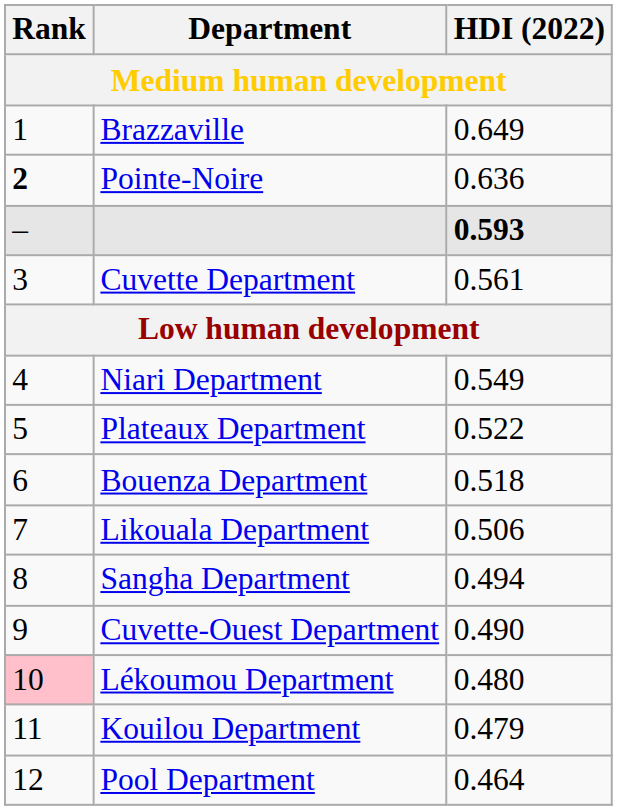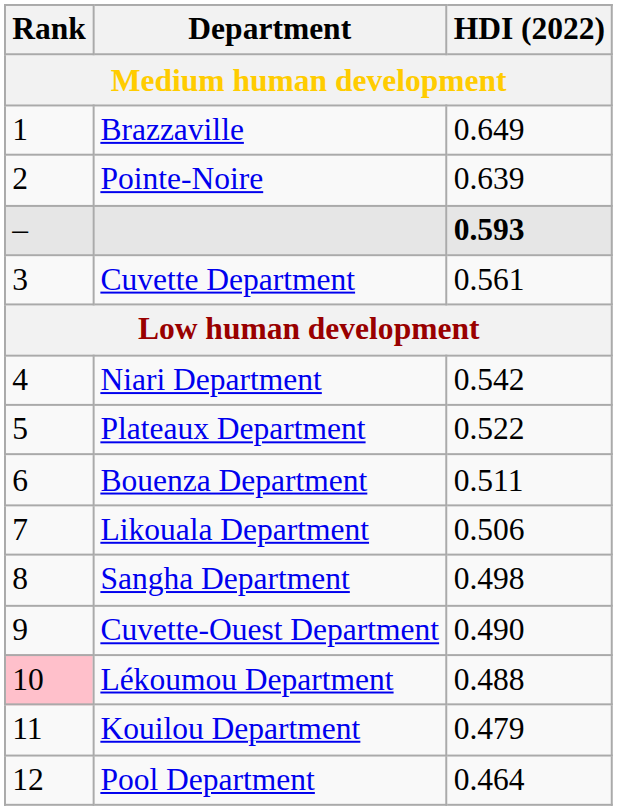(20, 179) bold -> (20, 179) normal
(489, 179) 0.636 -> (489, 179) 0.639
(489, 379) 0.549 -> (489, 379) 0.542
(489, 479) 0.518 -> (489, 479) 0.511
(489, 579) 0.494 -> (489, 579) 0.498
(489, 679) 0.480 -> (489, 679) 0.488
